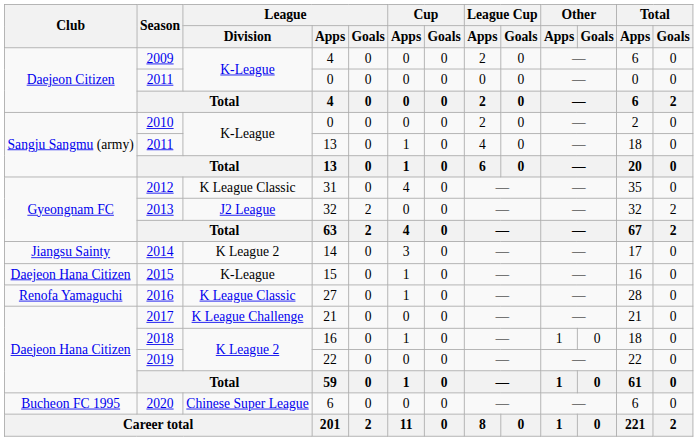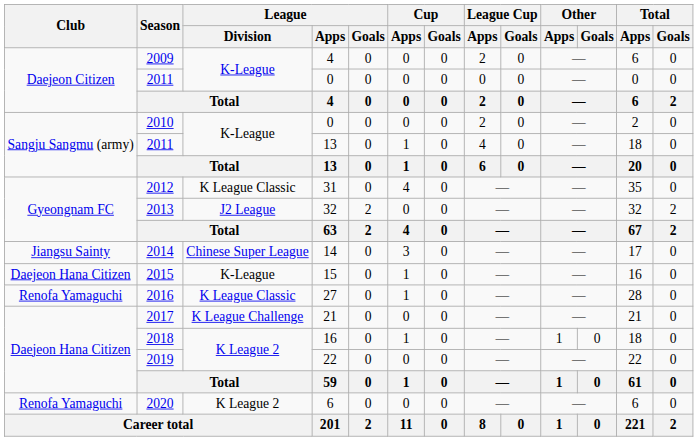(247, 252) K League 2 -> (247, 252) Chinese Super League
(71, 403) Bucheon FC 1995 -> (71, 403) Renofa Yamaguchi
(247, 403) Chinese Super League -> (247, 403) K League 2
